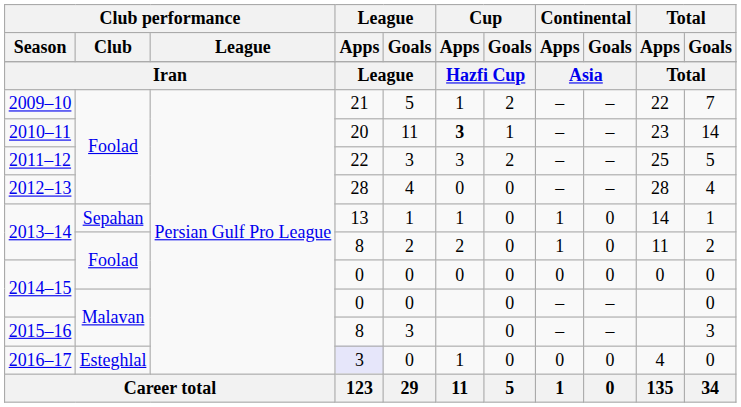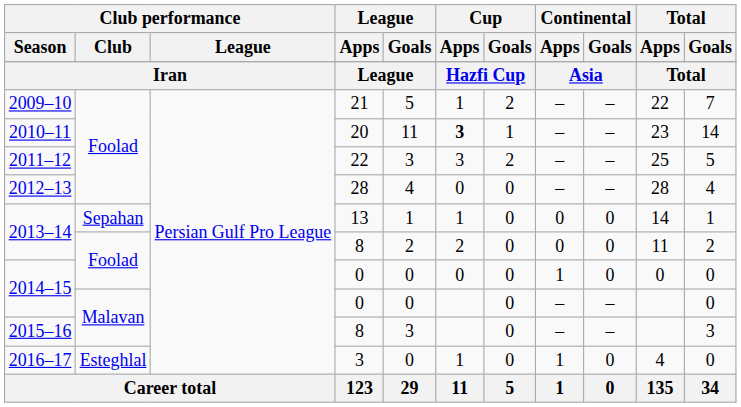(560, 217) 1 -> (560, 217) 0
(560, 246) 1 -> (560, 246) 0
(560, 274) 0 -> (560, 274) 1
(359, 359) lavender background -> (359, 359) no background
(560, 359) 0 -> (560, 359) 1
